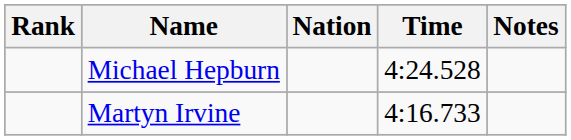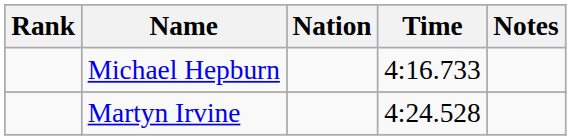(432, 69) 4:24.528 -> (432, 69) 4:16.733
(432, 112) 4:16.733 -> (432, 112) 4:24.528
